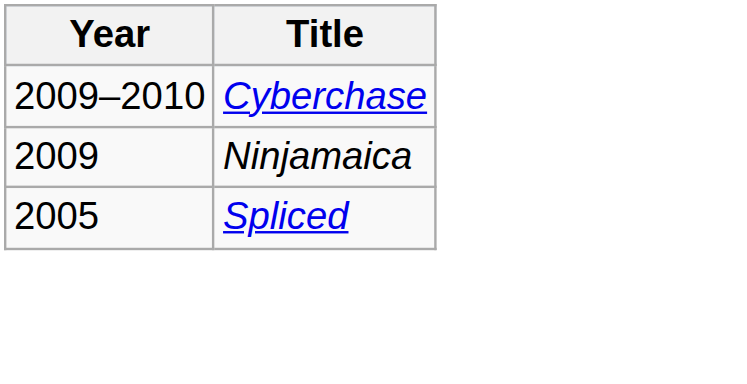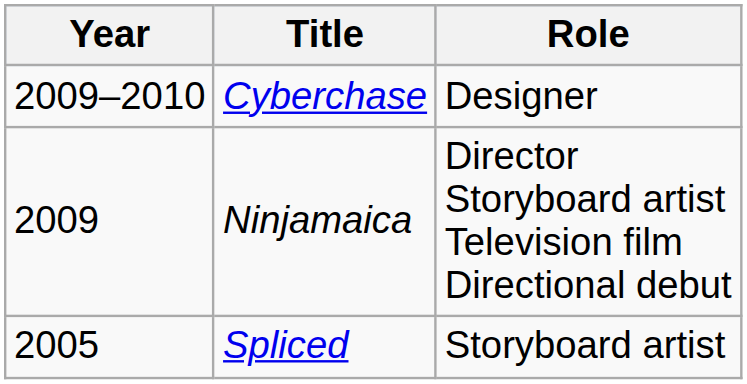+ column: (588, 34)
